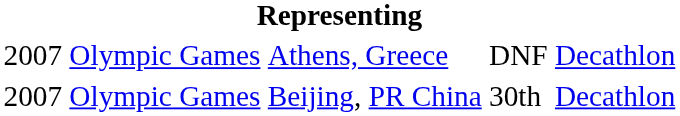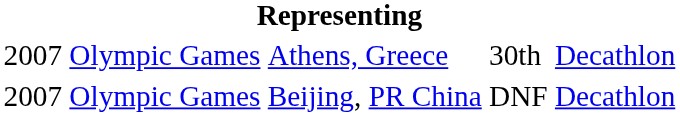(518, 55) DNF -> (515, 55) 30th
(515, 96) 30th -> (518, 96) DNF
